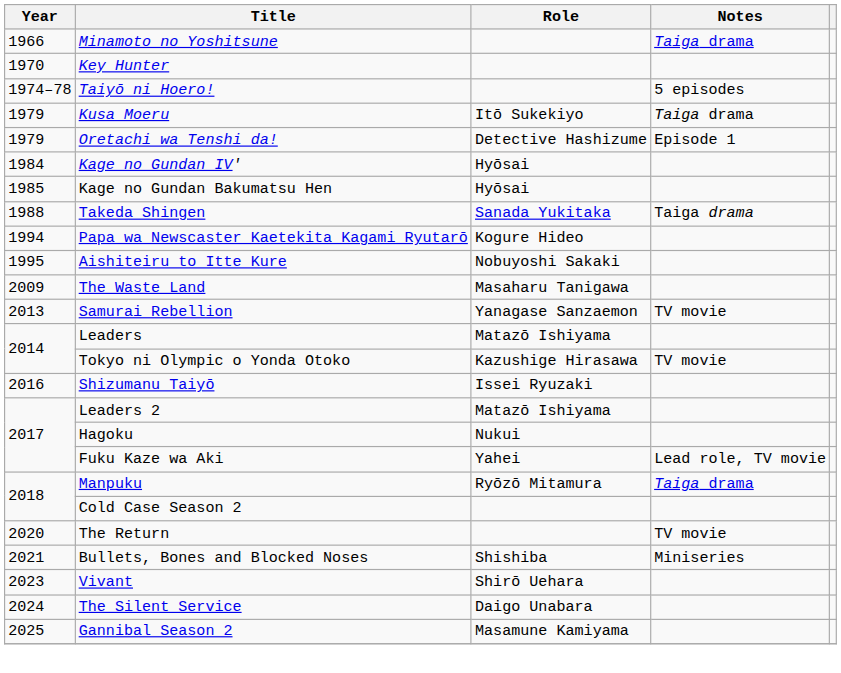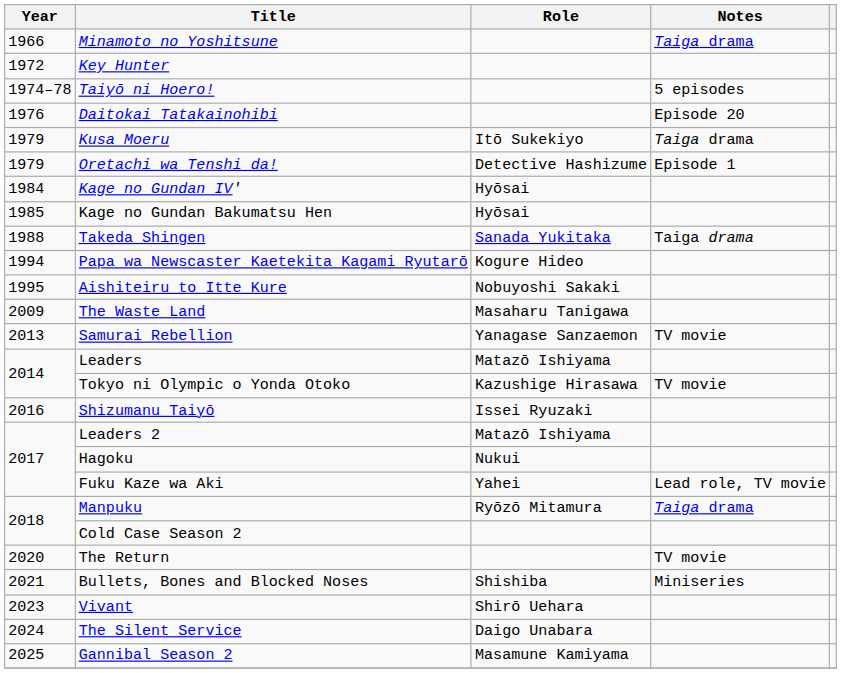(26, 66) 1970 -> (26, 66) 1972
+ row: (178, 115)
